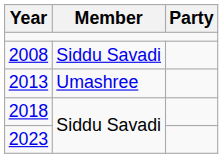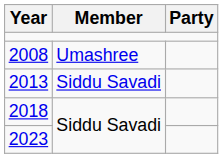(109, 54) Siddu Savadi -> (97, 54) Umashree
(97, 83) Umashree -> (109, 83) Siddu Savadi
